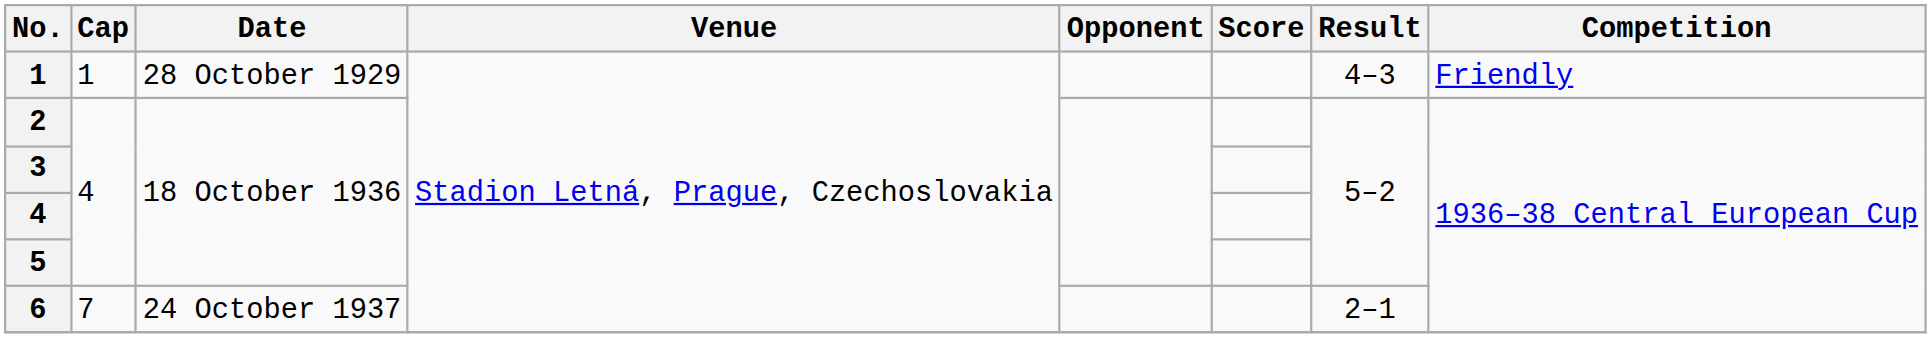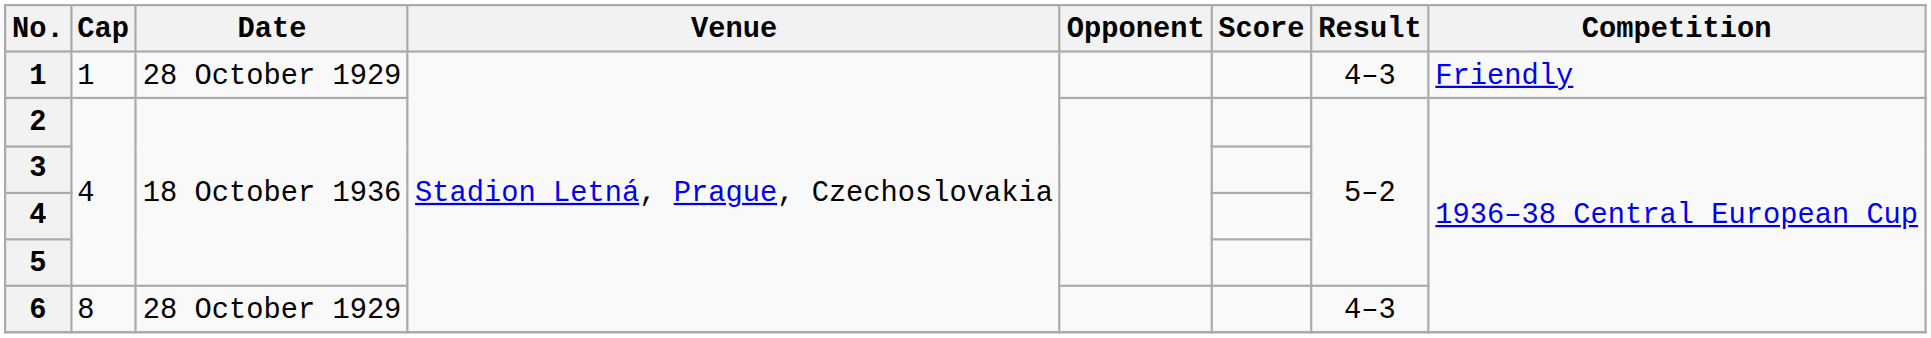(86, 309) 7 -> (86, 309) 8
(272, 309) 24 October 1937 -> (272, 309) 28 October 1929
(1370, 309) 2–1 -> (1370, 309) 4–3
